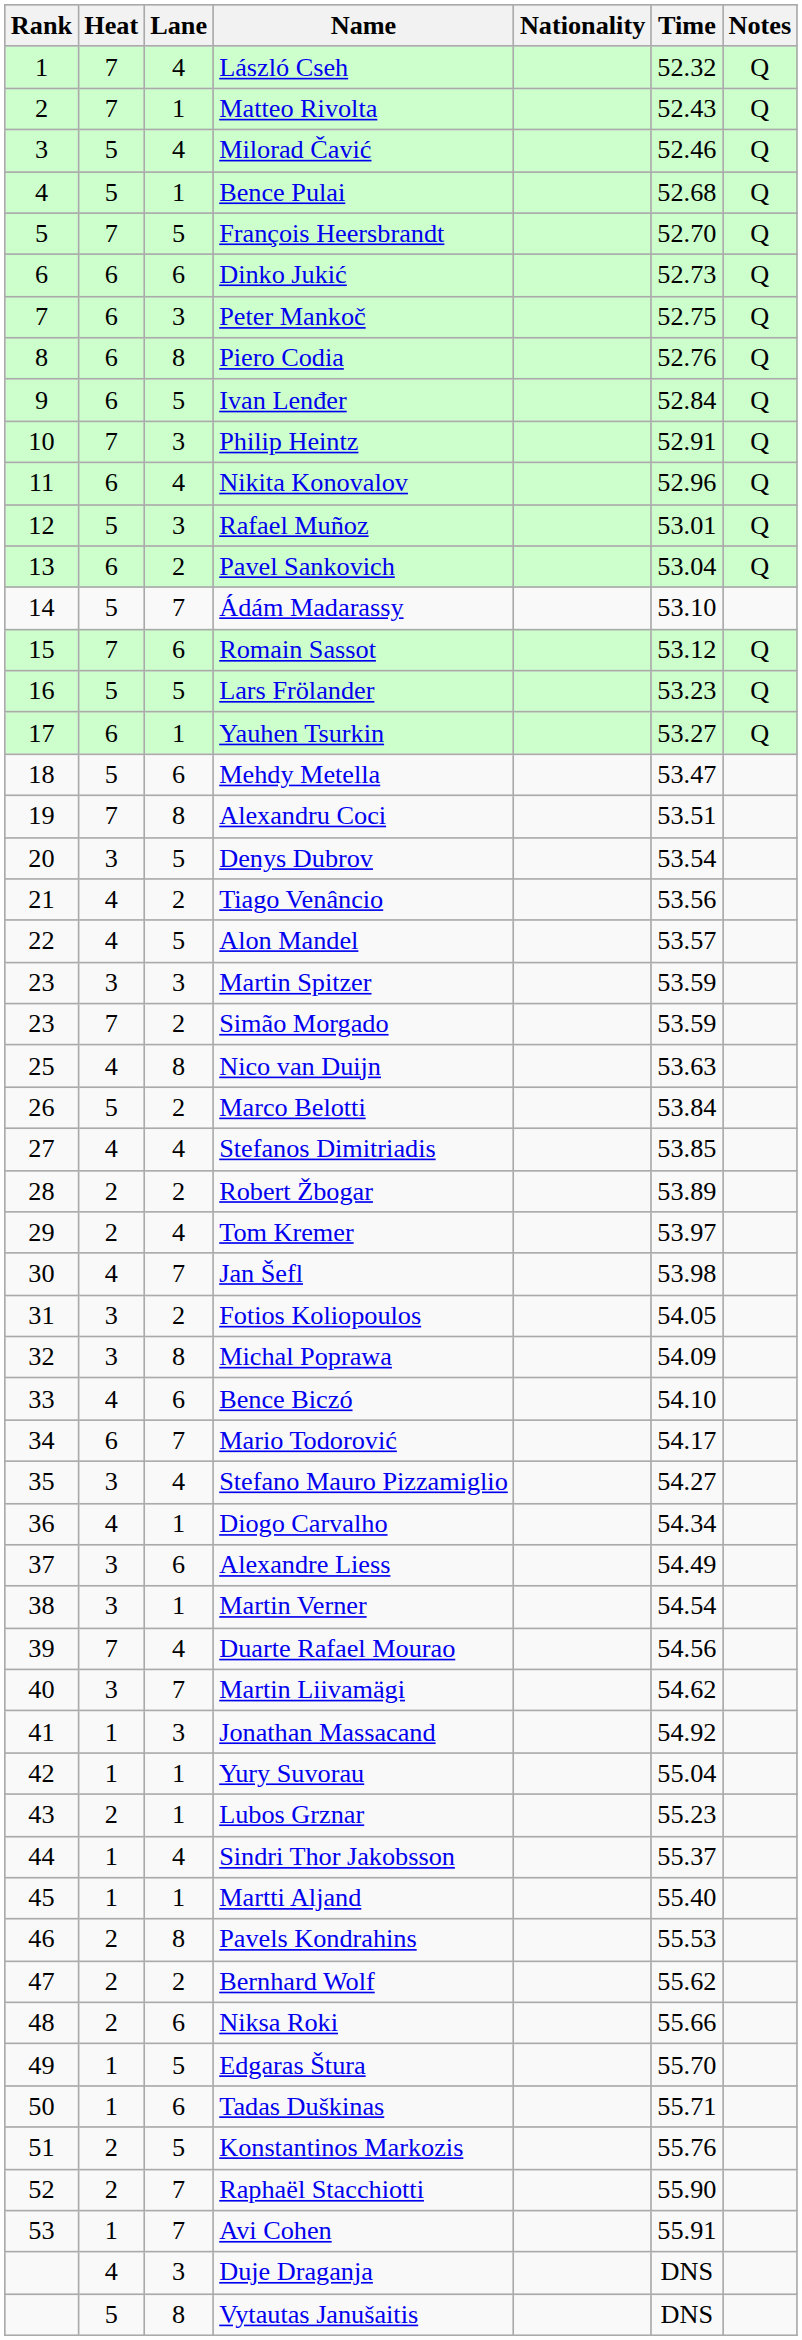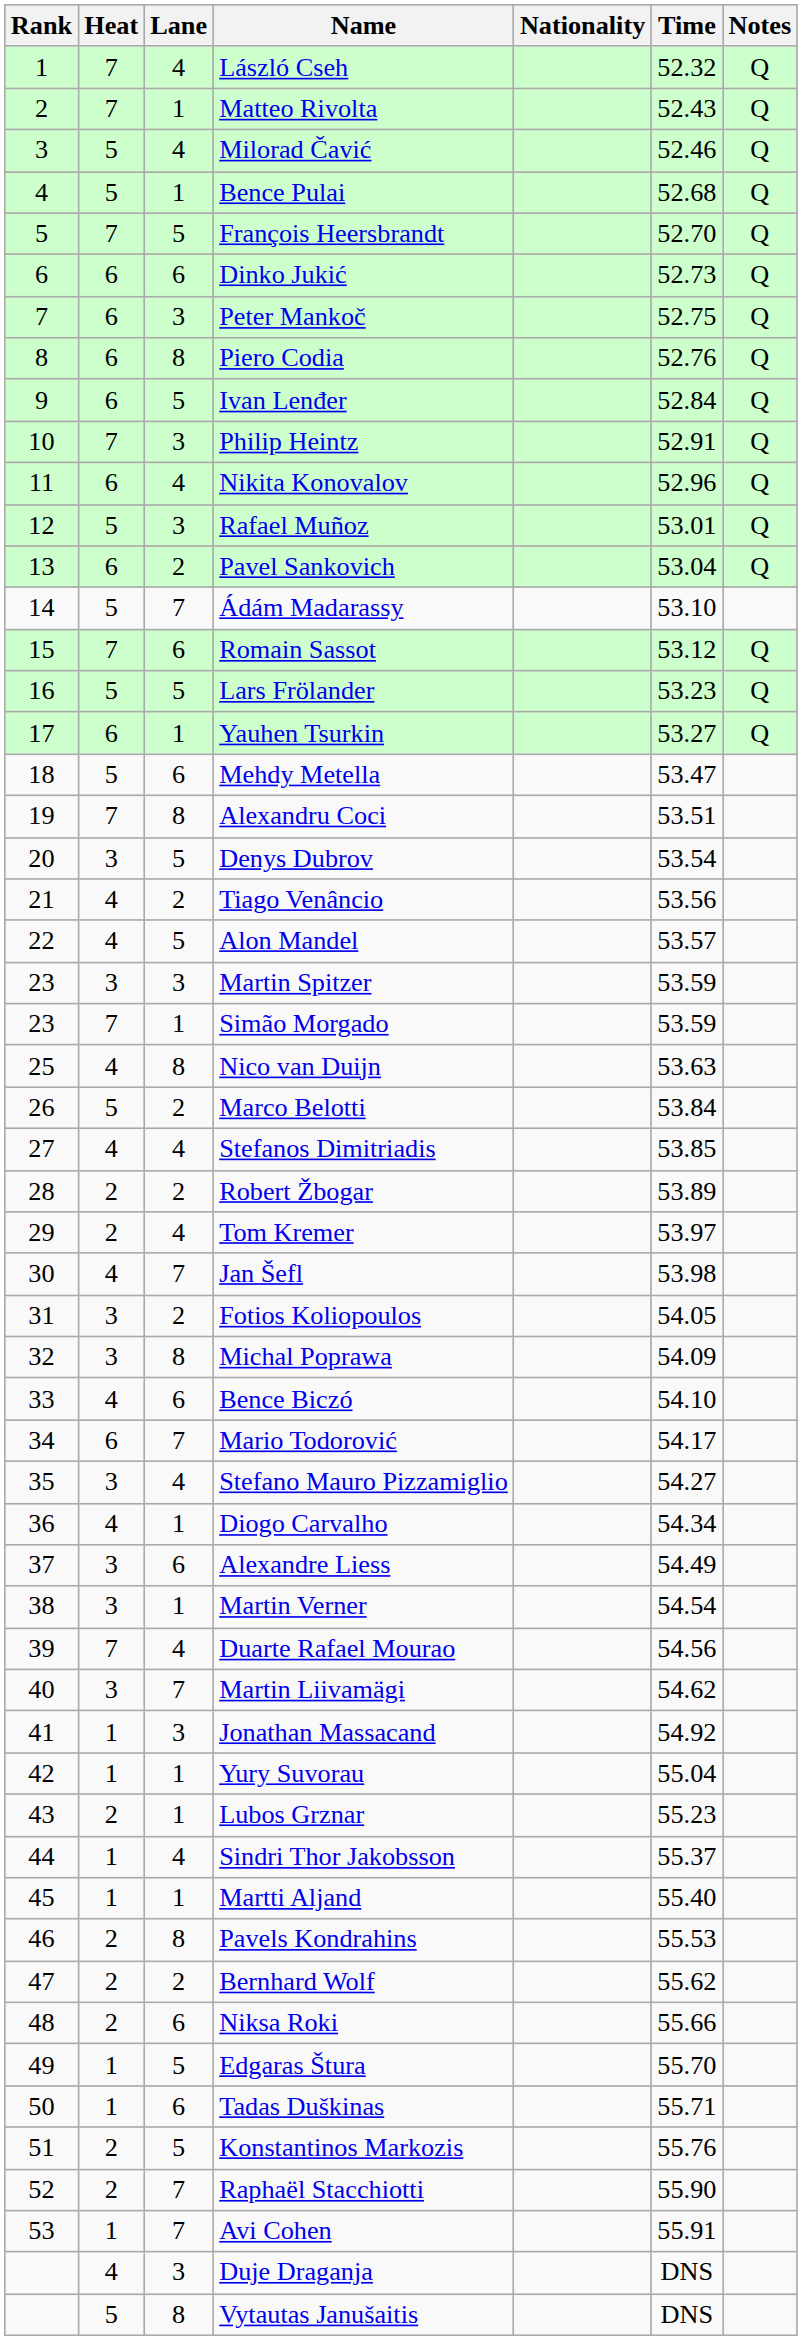(179, 1024) 2 -> (179, 1024) 1
